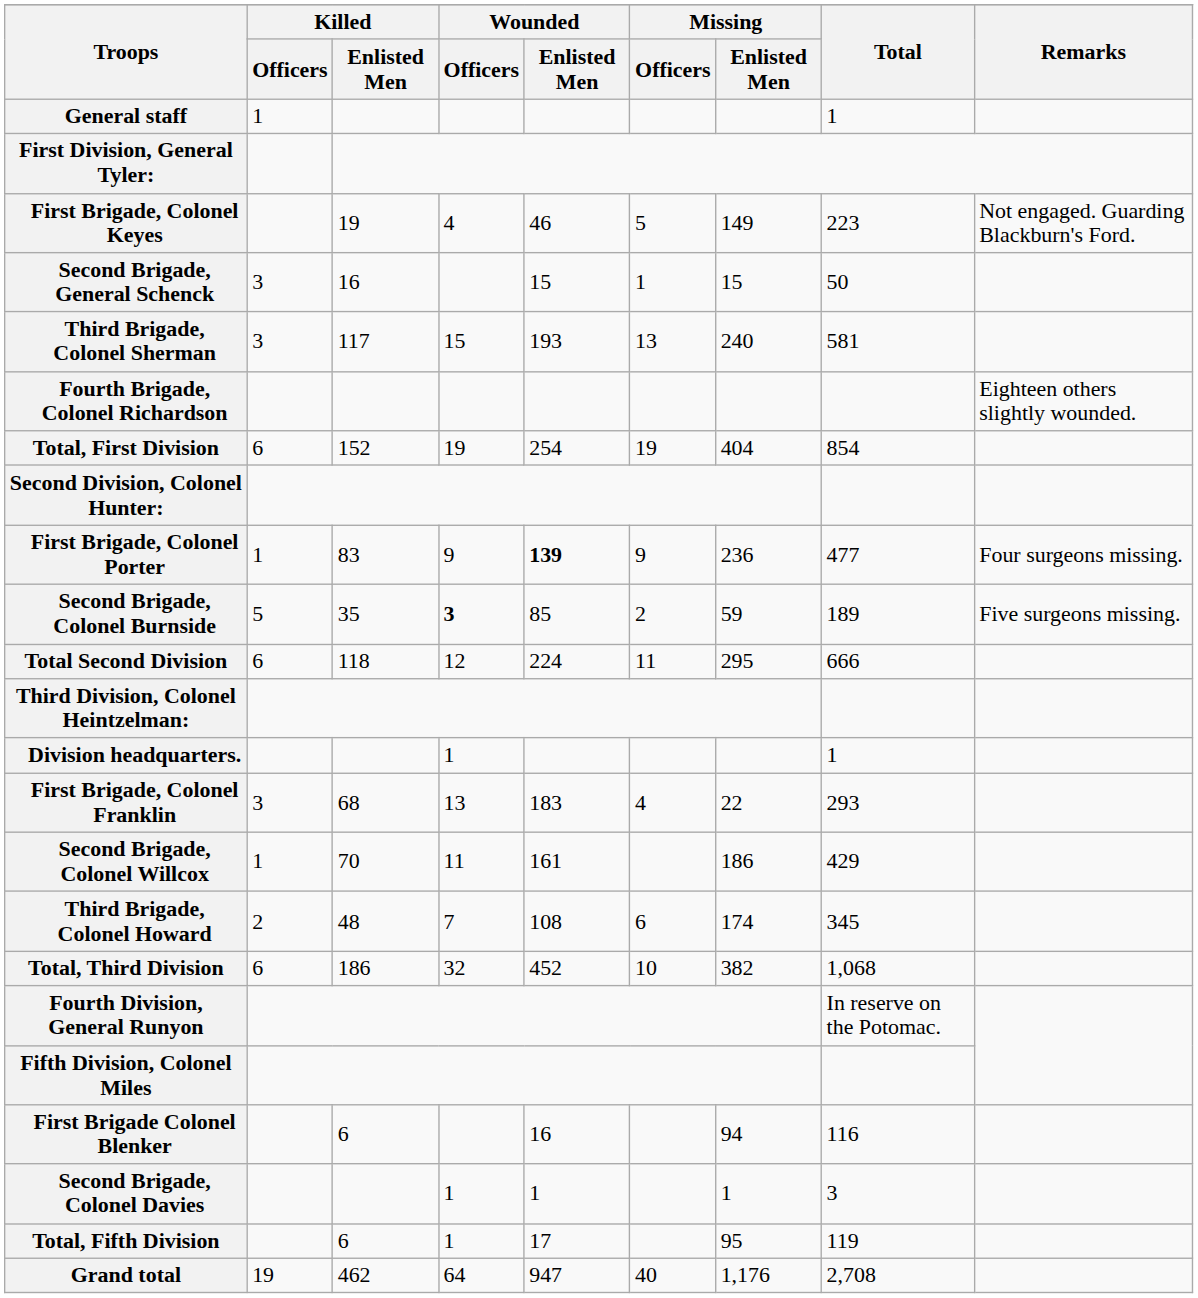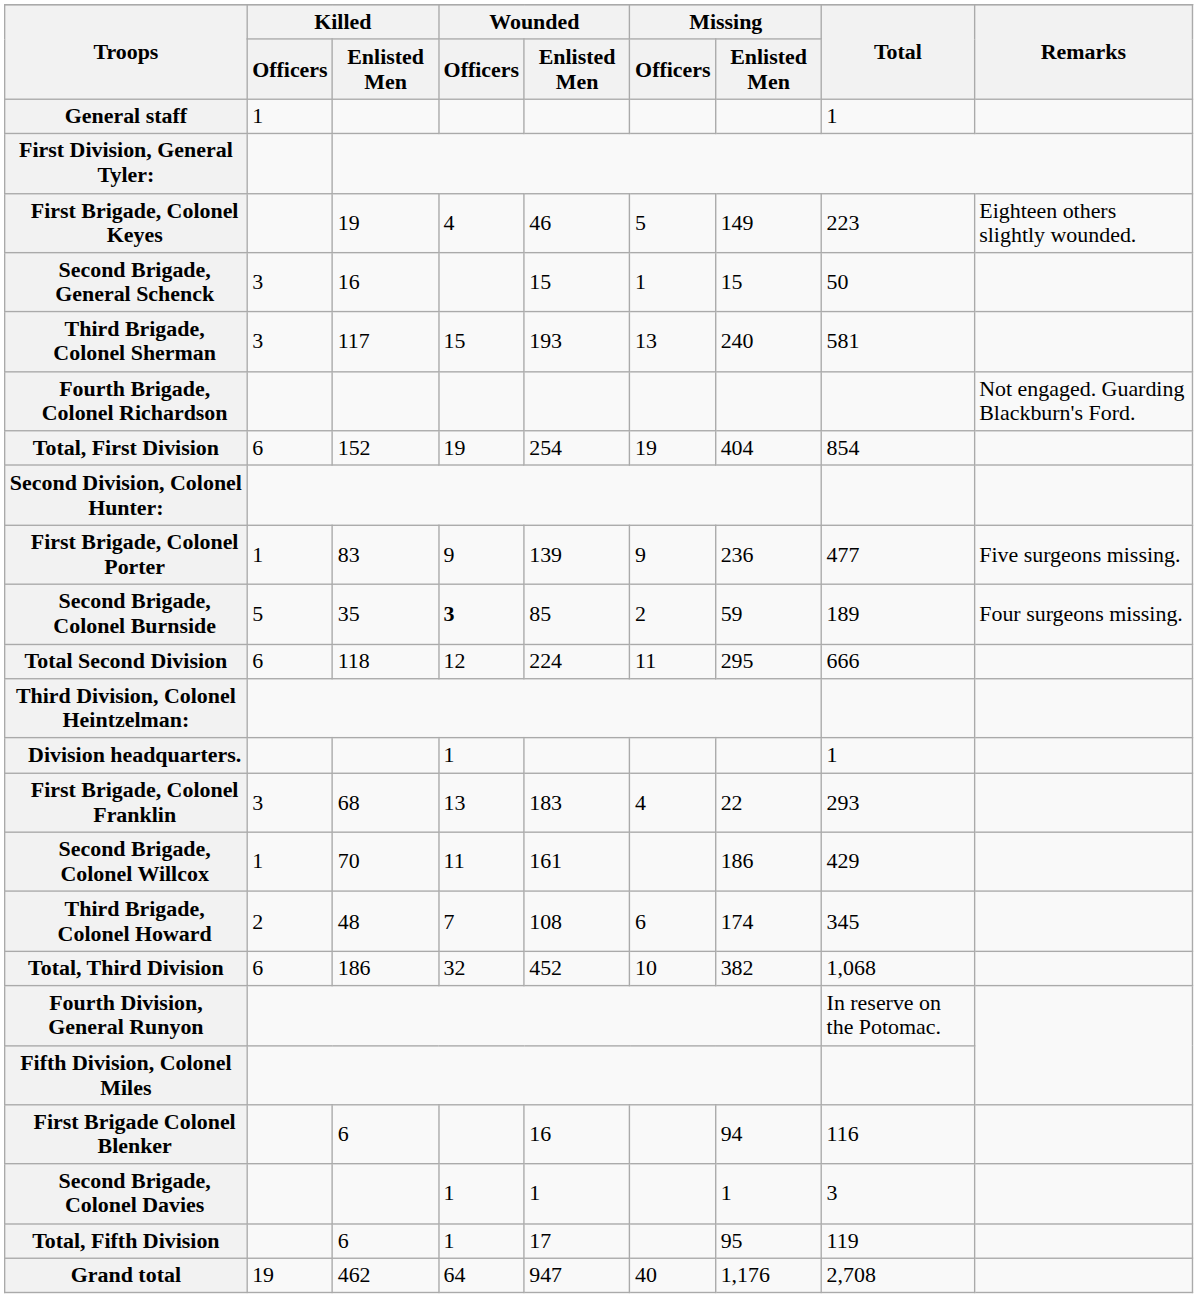(1082, 222) Not engaged. Guarding Blackburn's Ford. -> (1058, 222) Eighteen others slightly wounded.
(1058, 400) Eighteen others slightly wounded. -> (1082, 400) Not engaged. Guarding Blackburn's Ford.
(546, 554) bold -> (546, 554) normal
(1081, 554) Four surgeons missing. -> (1080, 554) Five surgeons missing.
(1080, 613) Five surgeons missing. -> (1081, 613) Four surgeons missing.
